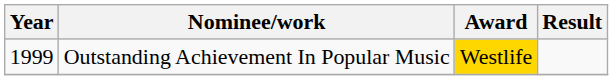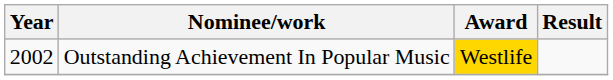(32, 56) 1999 -> (32, 56) 2002
